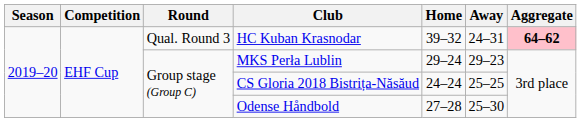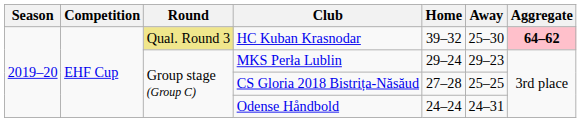(188, 38) no background -> (188, 38) khaki background
(486, 38) 24–31 -> (486, 38) 25–30
(444, 83) 24–24 -> (444, 83) 27–28
(444, 106) 27–28 -> (444, 106) 24–24
(486, 106) 25–30 -> (486, 106) 24–31
